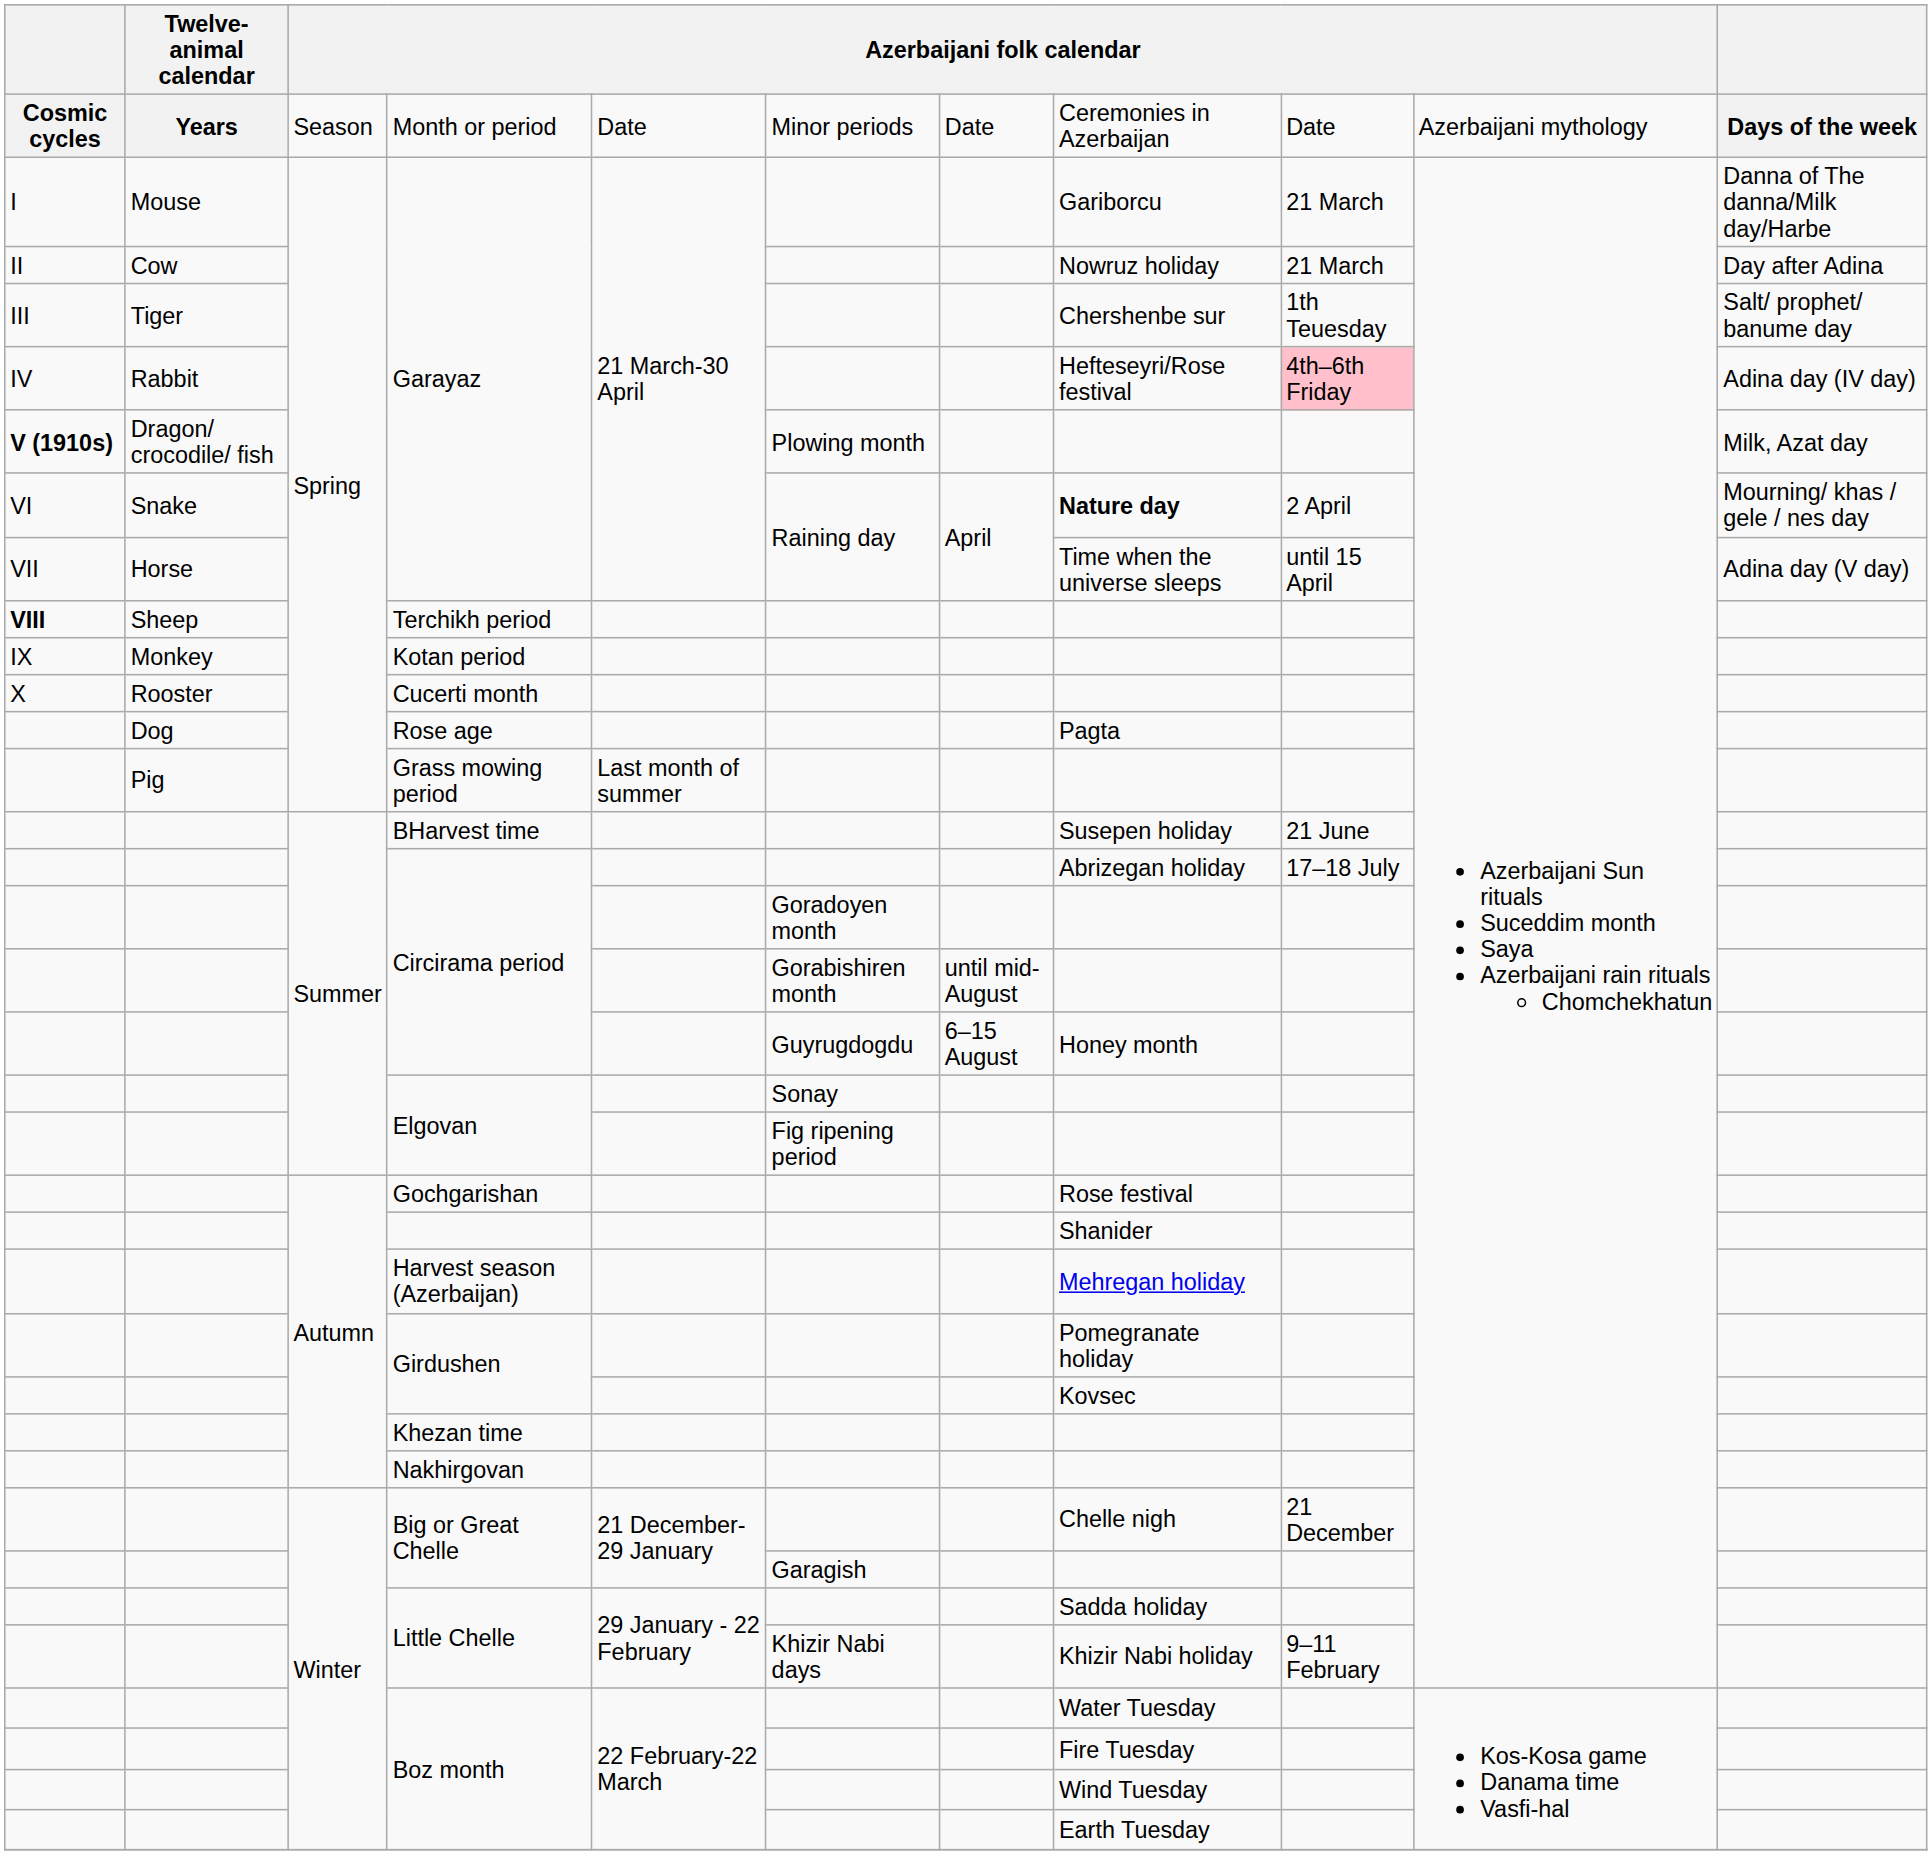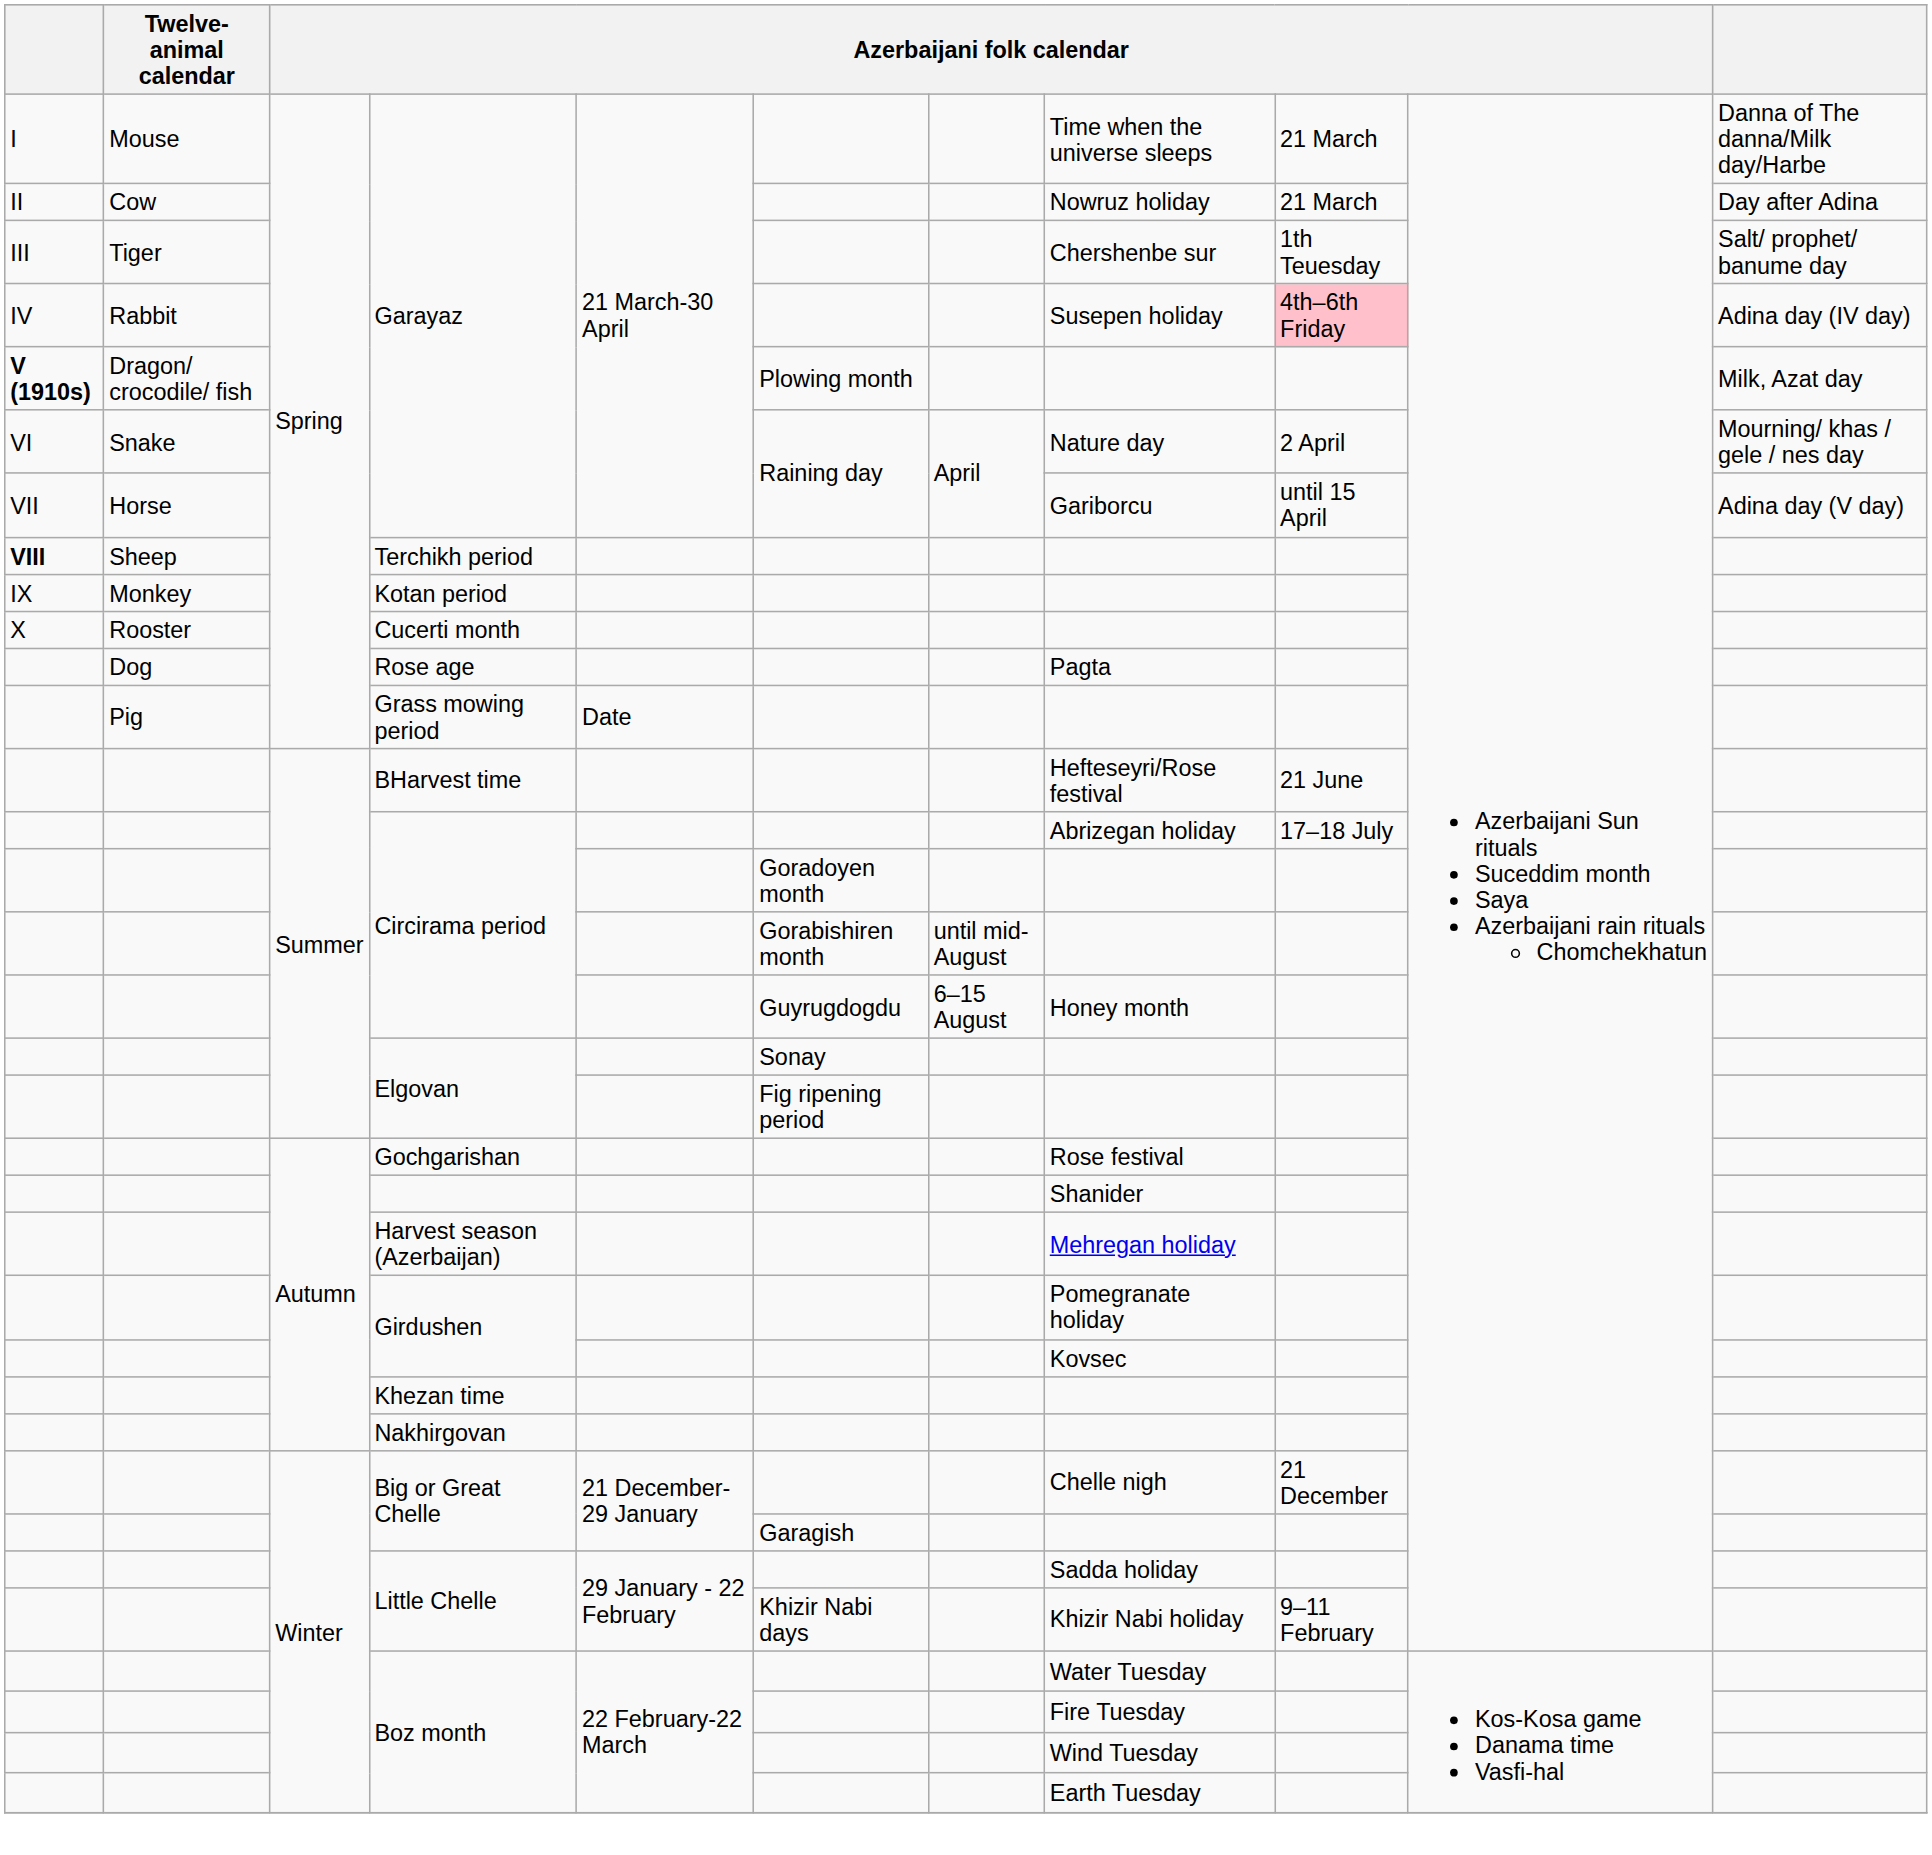- row: (207, 126)
(1110, 202) Gariborcu -> (1131, 139) Time when the universe sleeps
(1142, 379) Hefteseyri/Rose festival -> (1136, 316) Susepen holiday
(1119, 505) bold -> (1107, 442) normal
(1140, 568) Time when the universe sleeps -> (1101, 505) Gariborcu
(668, 780) Last month of summer -> (607, 717) Date
(1145, 830) Susepen holiday -> (1133, 780) Hefteseyri/Rose festival
